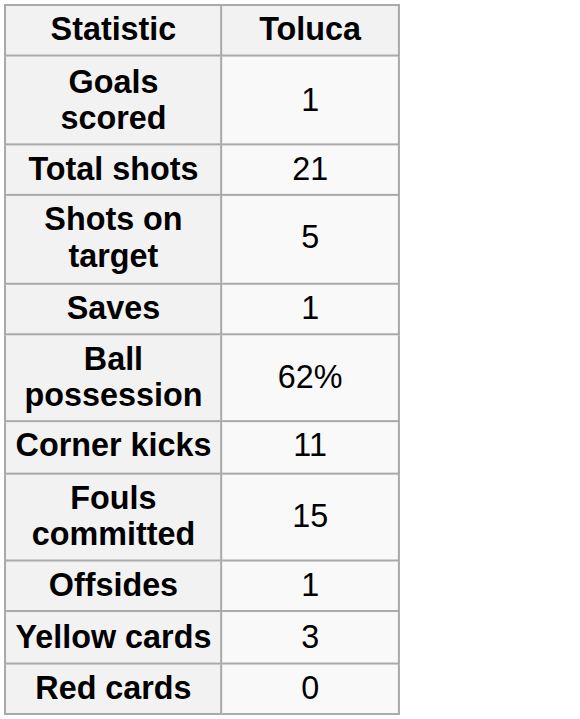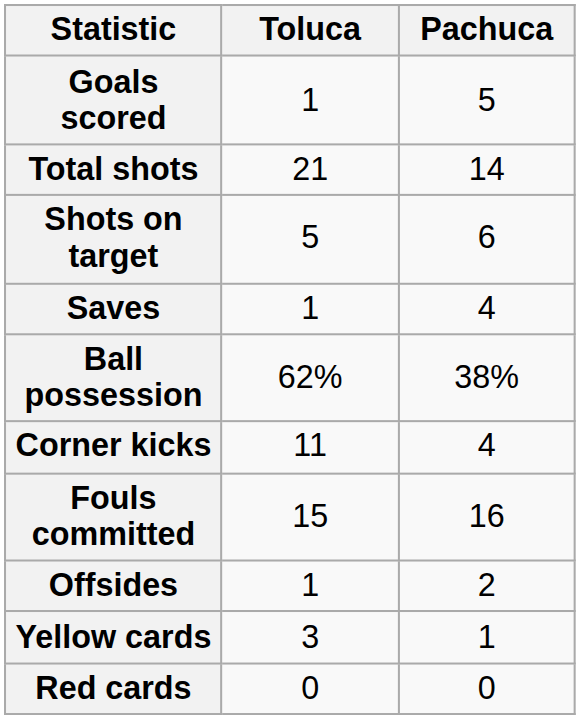+ column: (487, 30)
